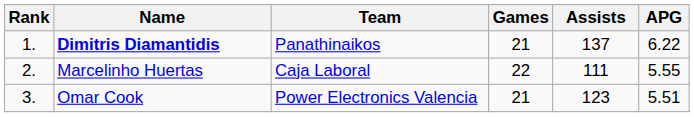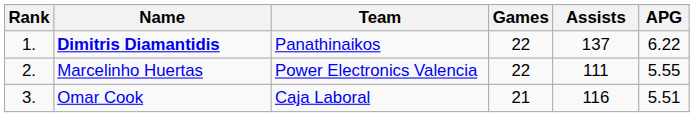(521, 44) 21 -> (521, 44) 22
(323, 71) Caja Laboral -> (376, 71) Power Electronics Valencia
(376, 97) Power Electronics Valencia -> (323, 97) Caja Laboral
(596, 97) 123 -> (596, 97) 116
